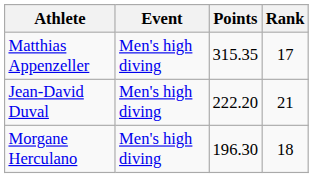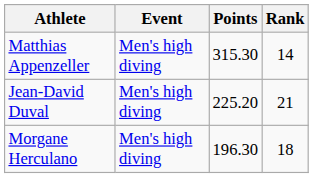(235, 55) 315.35 -> (235, 55) 315.30
(285, 55) 17 -> (285, 55) 14
(235, 102) 222.20 -> (235, 102) 225.20
